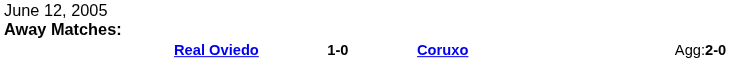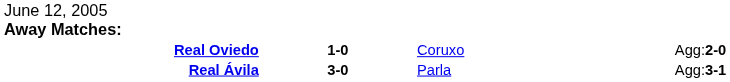(443, 50) bold -> (441, 50) normal
+ row: (224, 69)
